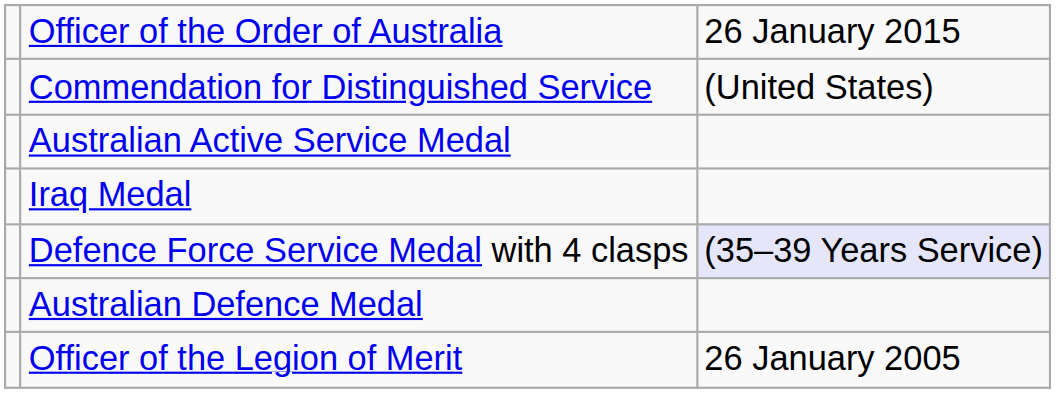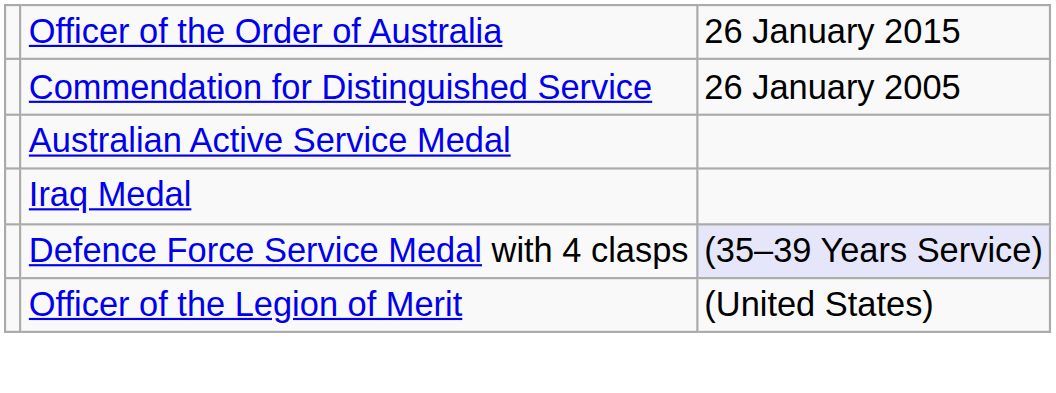(819, 86) (United States) -> (833, 86) 26 January 2005
- row: (226, 304)
(833, 359) 26 January 2005 -> (819, 304) (United States)
